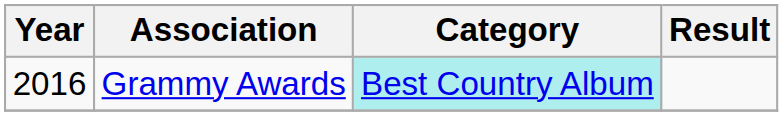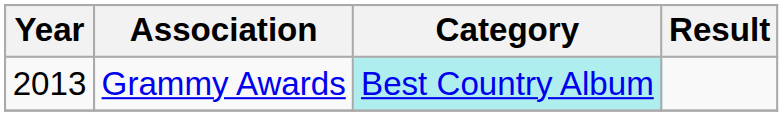(50, 83) 2016 -> (50, 83) 2013
